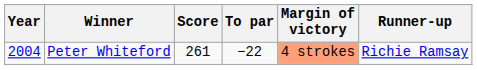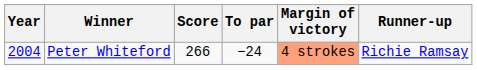(198, 54) 261 -> (198, 54) 266
(250, 54) −22 -> (250, 54) −24
